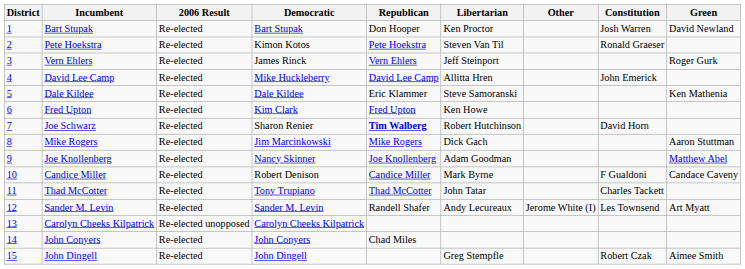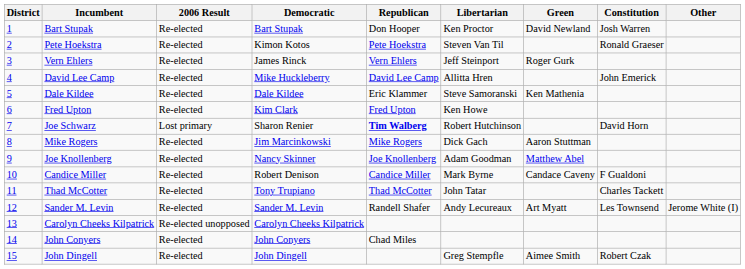columns swapped: (704, 12) <-> (561, 12)
(181, 126) Re-elected -> (185, 126) Lost primary
